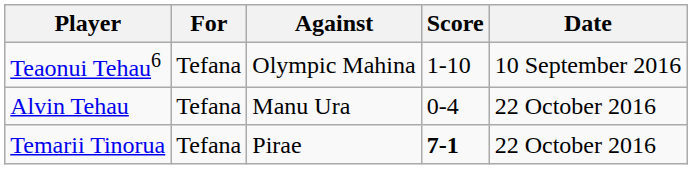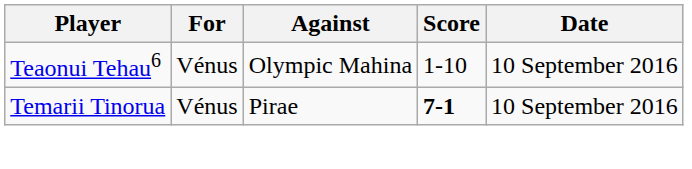(209, 64) Tefana -> (207, 64) Vénus
- row: (70, 106)
(209, 144) Tefana -> (207, 106) Vénus
(575, 144) 22 October 2016 -> (584, 106) 10 September 2016
